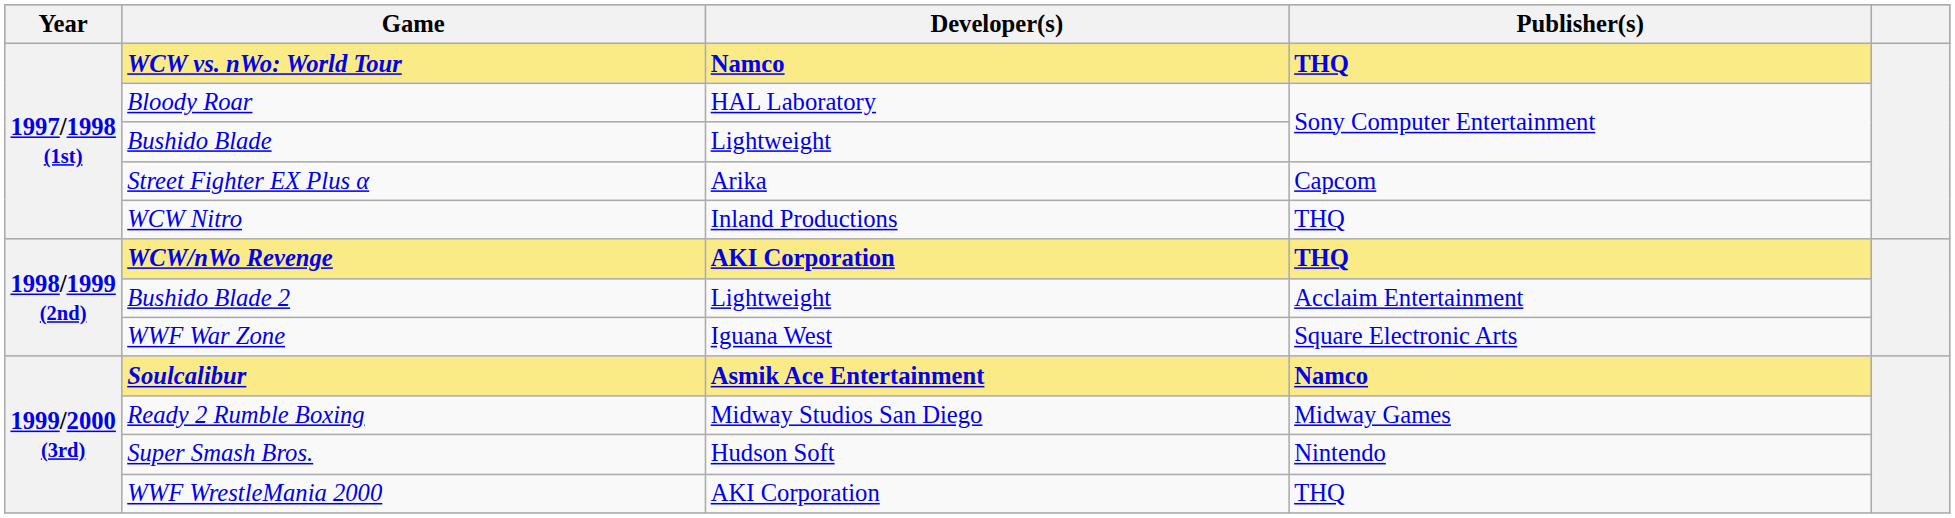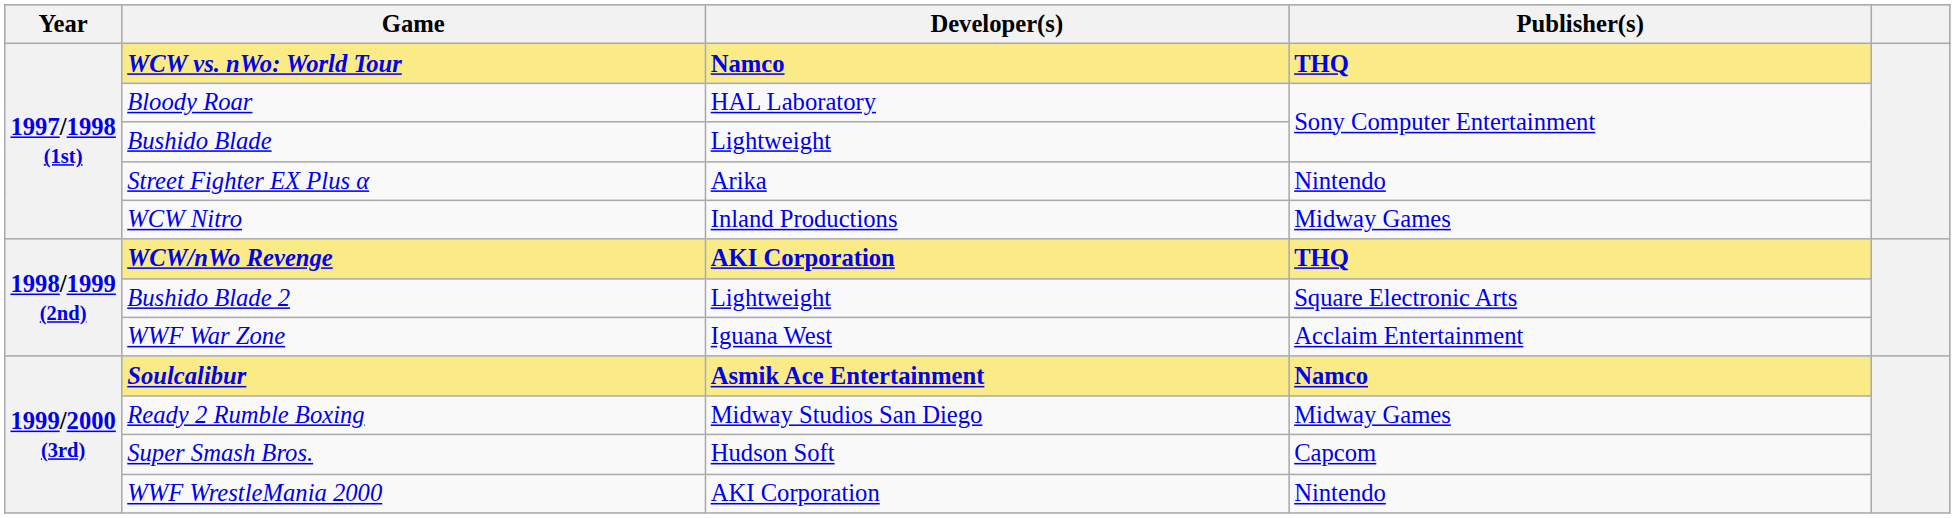(1335, 180) Capcom -> (1340, 180) Nintendo
(1319, 219) THQ -> (1373, 219) Midway Games
(1409, 297) Acclaim Entertainment -> (1406, 297) Square Electronic Arts
(1406, 336) Square Electronic Arts -> (1409, 336) Acclaim Entertainment
(1340, 453) Nintendo -> (1335, 453) Capcom
(1319, 492) THQ -> (1340, 492) Nintendo
